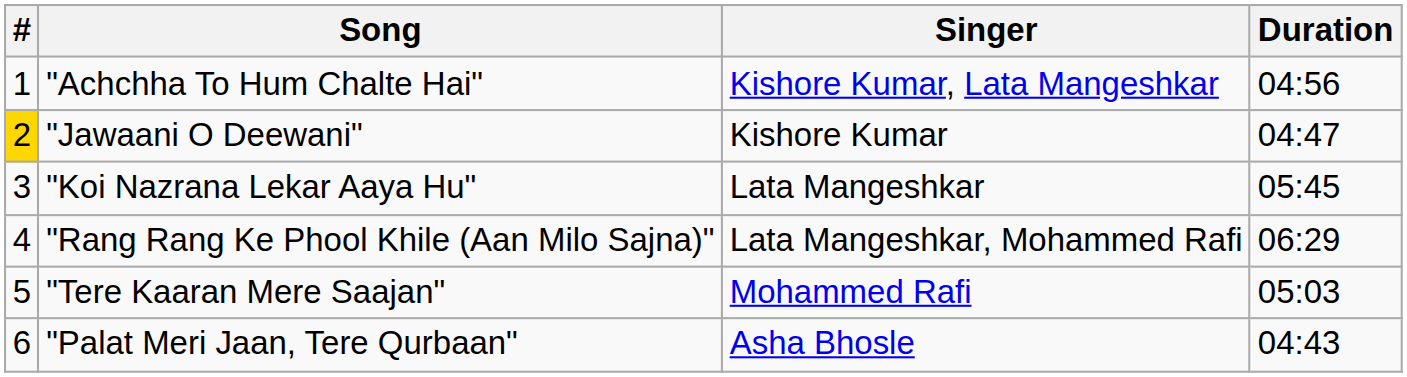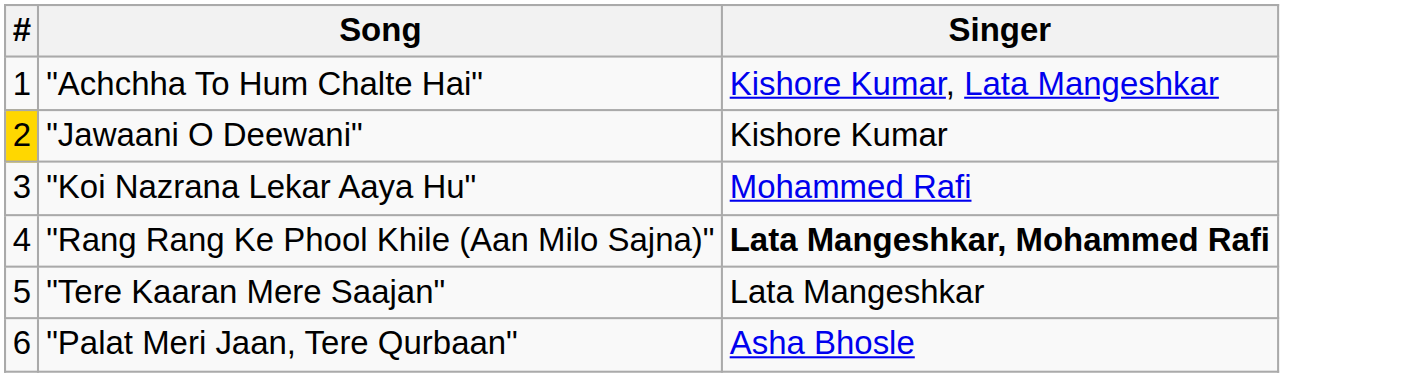- column: (1326, 30)
(857, 187) Lata Mangeshkar -> (851, 187) Mohammed Rafi
(986, 239) normal -> (1000, 239) bold
(851, 291) Mohammed Rafi -> (857, 291) Lata Mangeshkar
